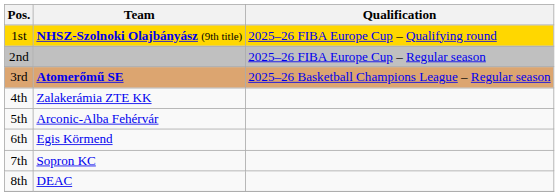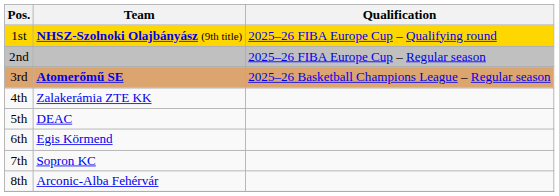(97, 118) Arconic-Alba Fehérvár -> (54, 118) DEAC
(54, 181) DEAC -> (97, 181) Arconic-Alba Fehérvár
